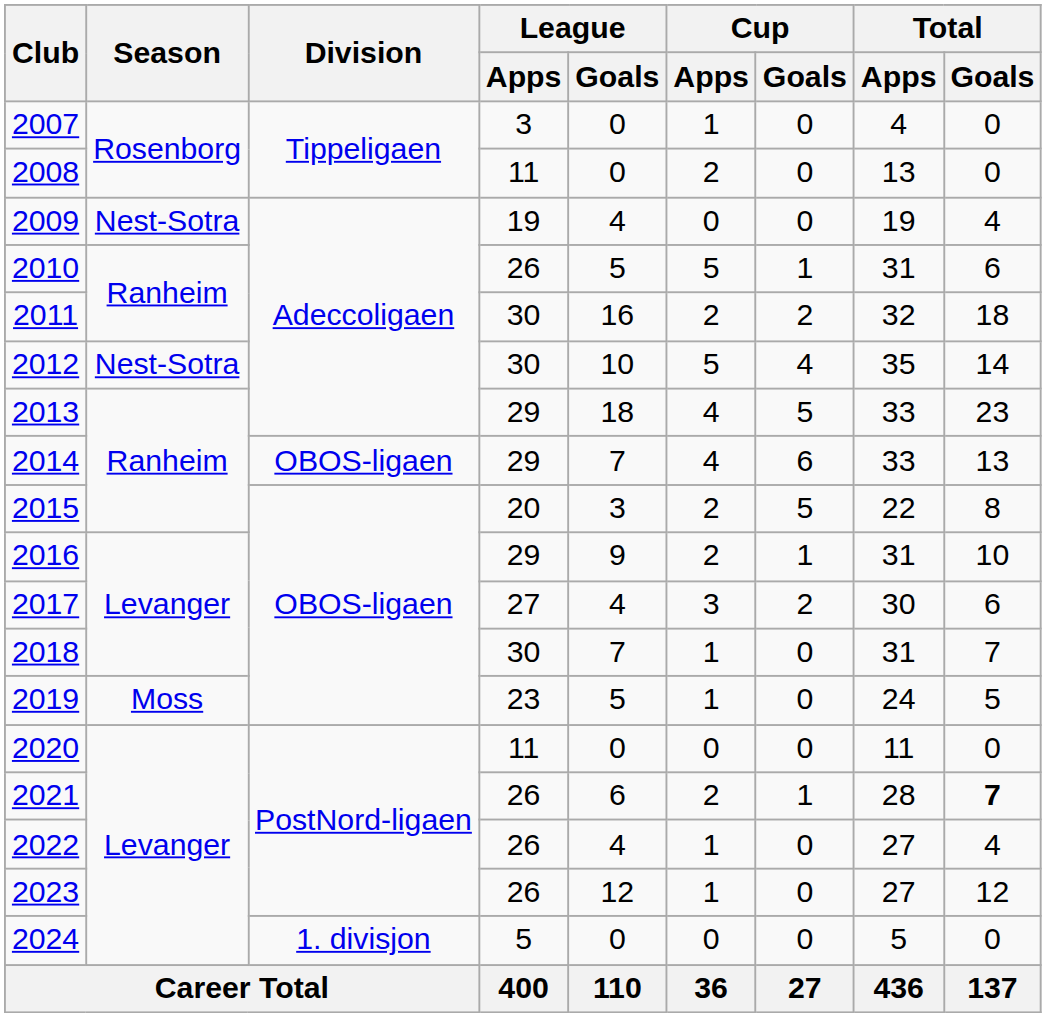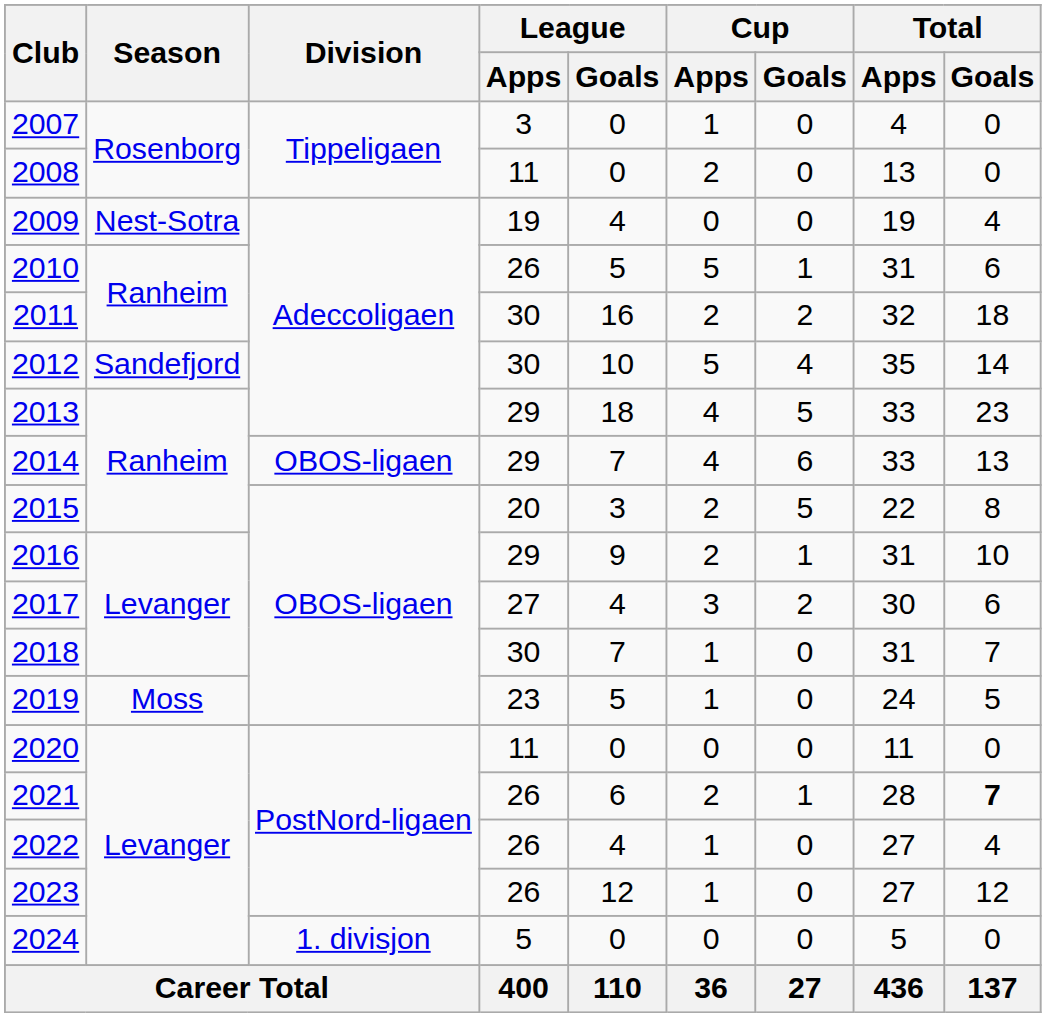(167, 364) Nest-Sotra -> (167, 364) Sandefjord
